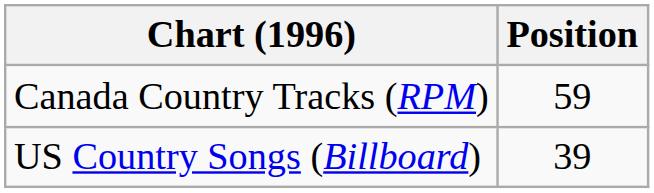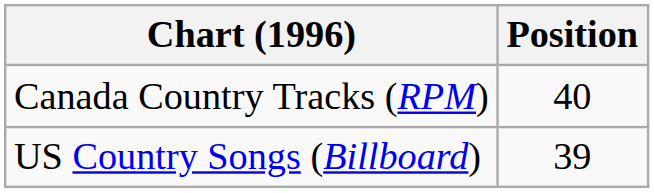(572, 95) 59 -> (572, 95) 40
